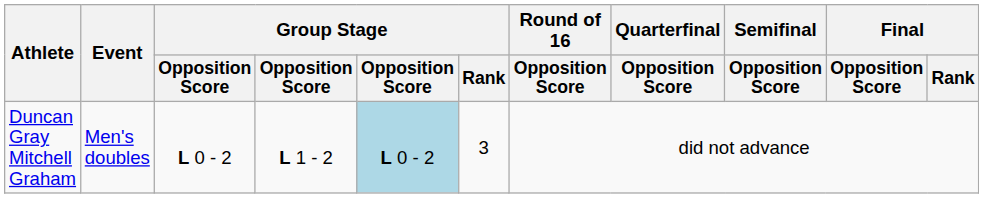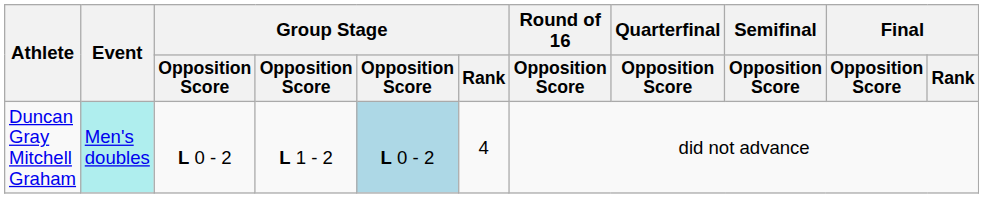(117, 148) no background -> (117, 148) paleturquoise background
(484, 148) 3 -> (484, 148) 4
